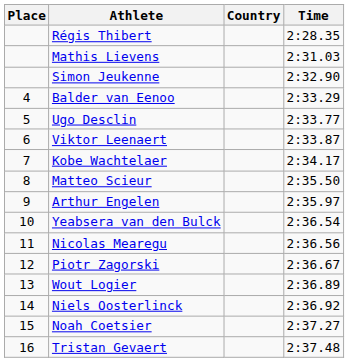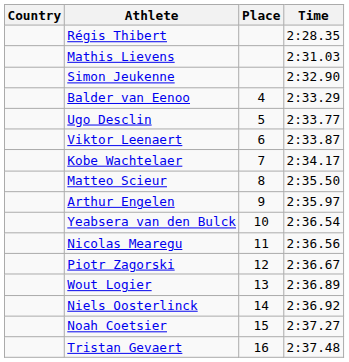columns swapped: (27, 15) <-> (254, 15)
